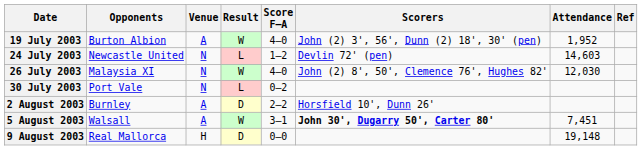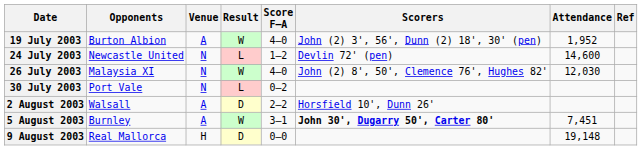(582, 56) 14,603 -> (582, 56) 14,600
(110, 104) Burnley -> (110, 104) Walsall
(110, 120) Walsall -> (110, 120) Burnley
